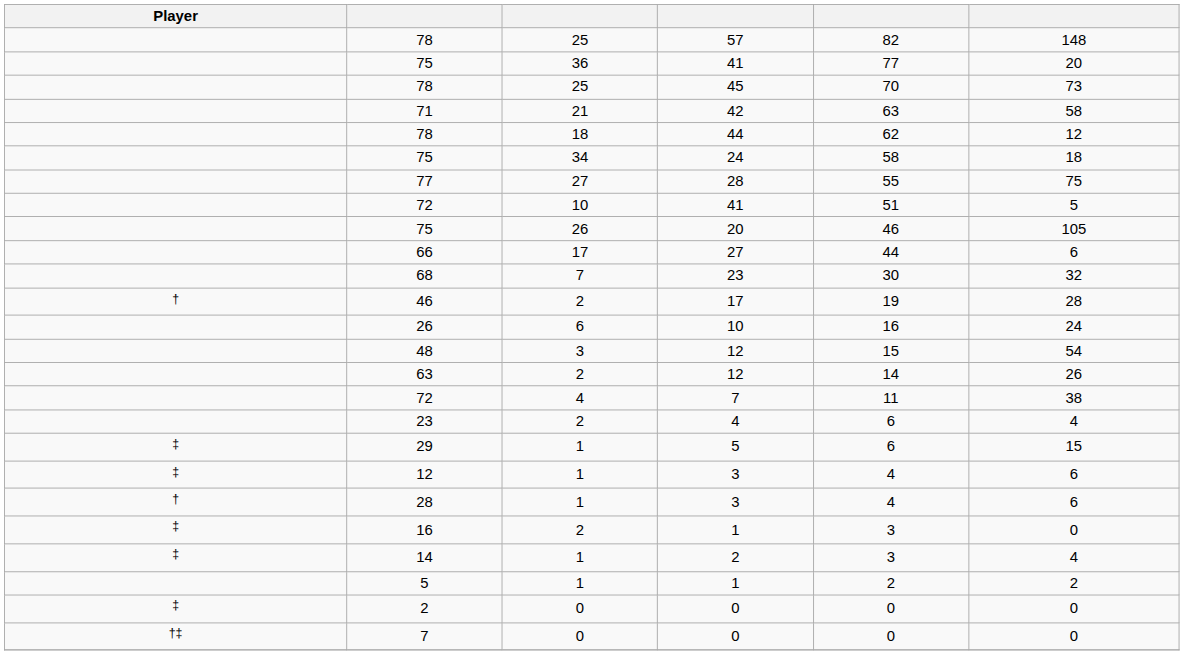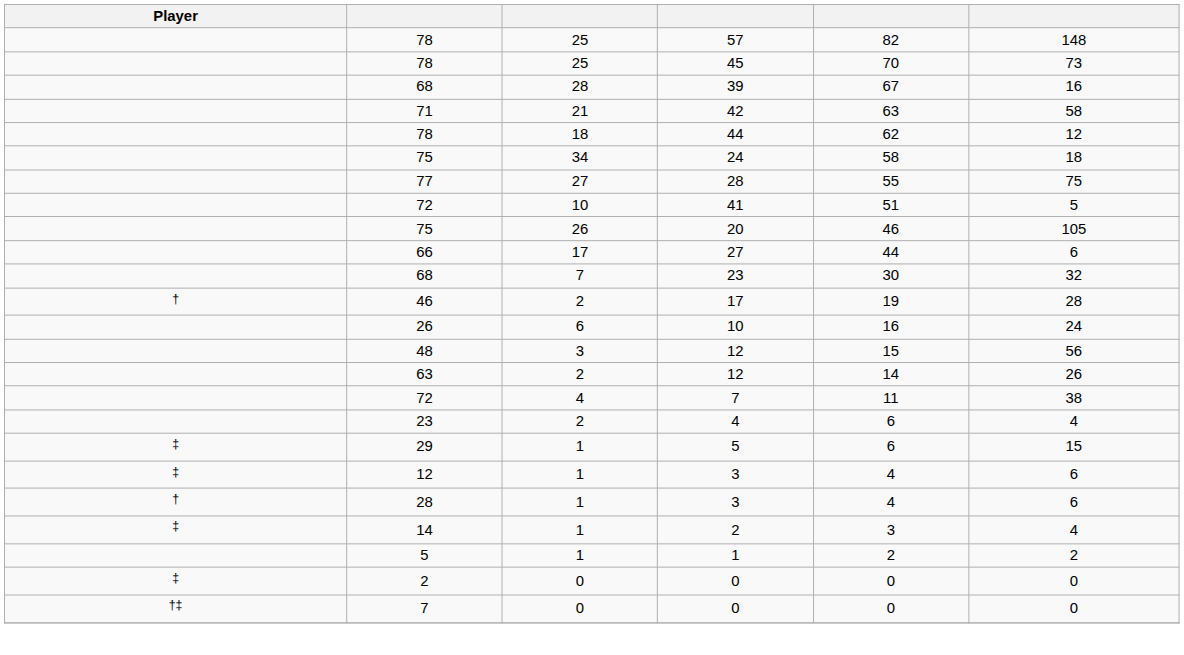- row: (424, 63)
+ row: (424, 87)
(1074, 350) 54 -> (1074, 350) 56
- row: (424, 529)
